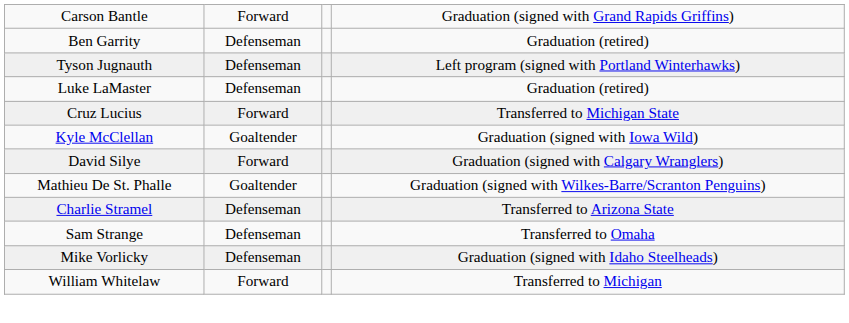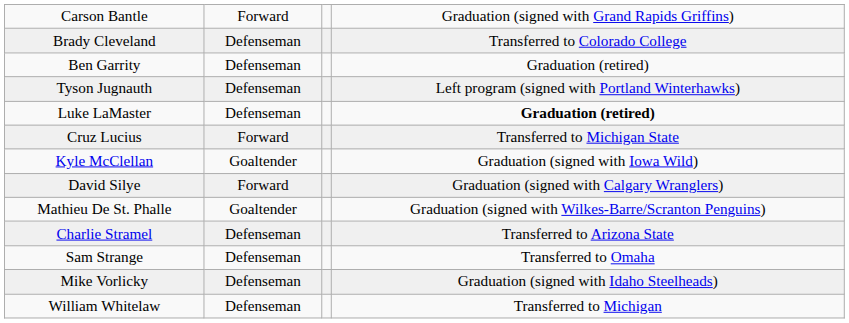+ row: (104, 40)
(588, 88) normal -> (588, 112) bold
(263, 281) Forward -> (263, 305) Defenseman
